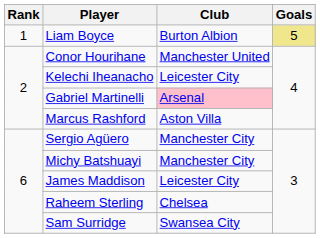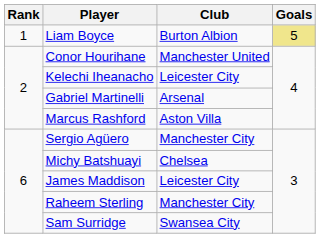(182, 98) pink background -> (182, 98) no background
(207, 160) Manchester City -> (184, 160) Chelsea
(184, 202) Chelsea -> (207, 202) Manchester City
